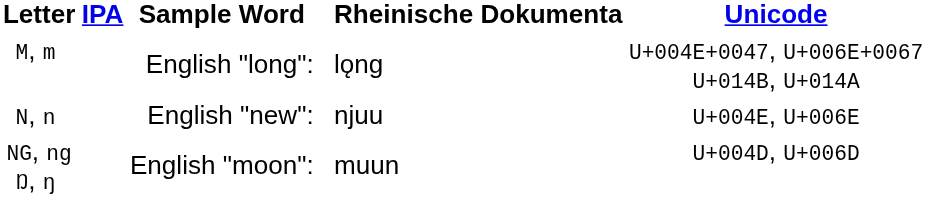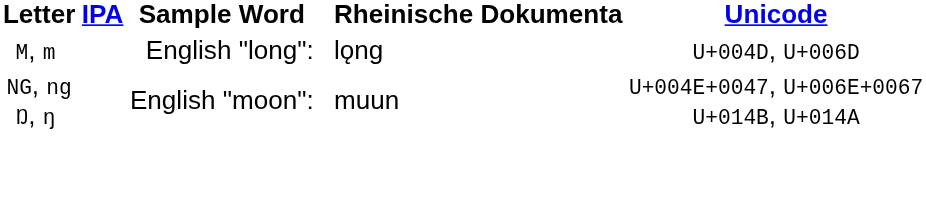(776, 65) U+004E+0047, U+006E+0067 U+014B, U+014A -> (776, 50) U+004D, U+006D
- row: (39, 116)
(776, 151) U+004D, U+006D -> (776, 101) U+004E+0047, U+006E+0067 U+014B, U+014A
